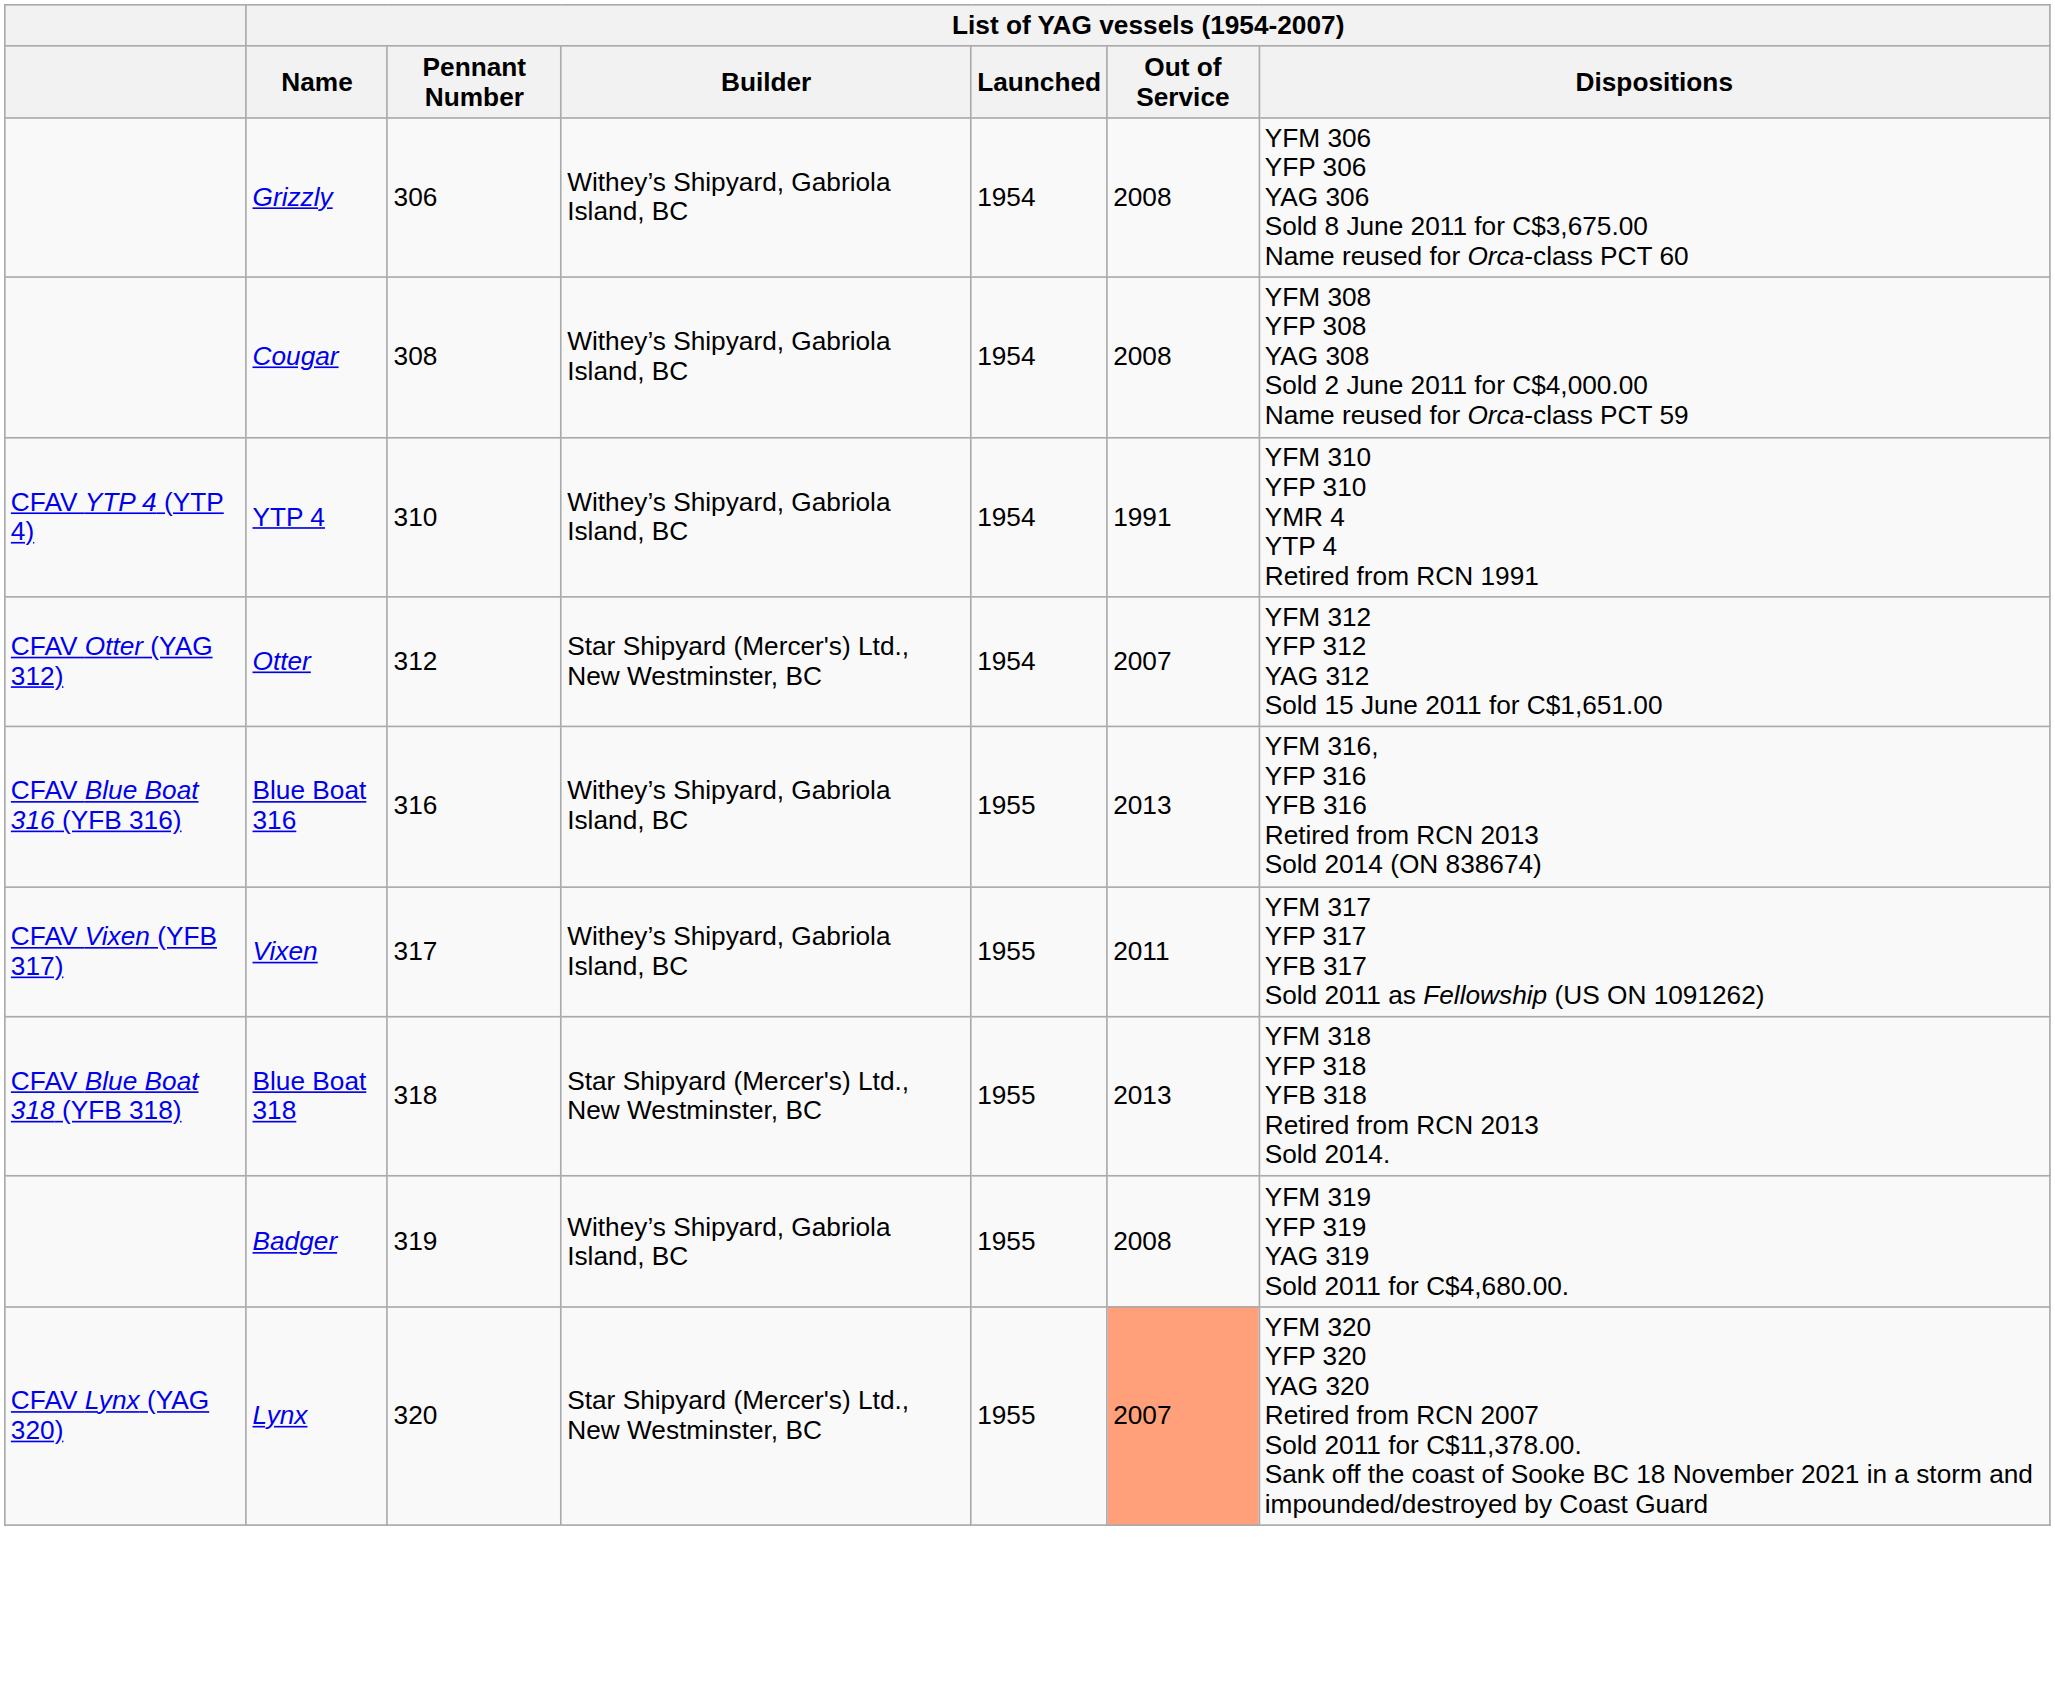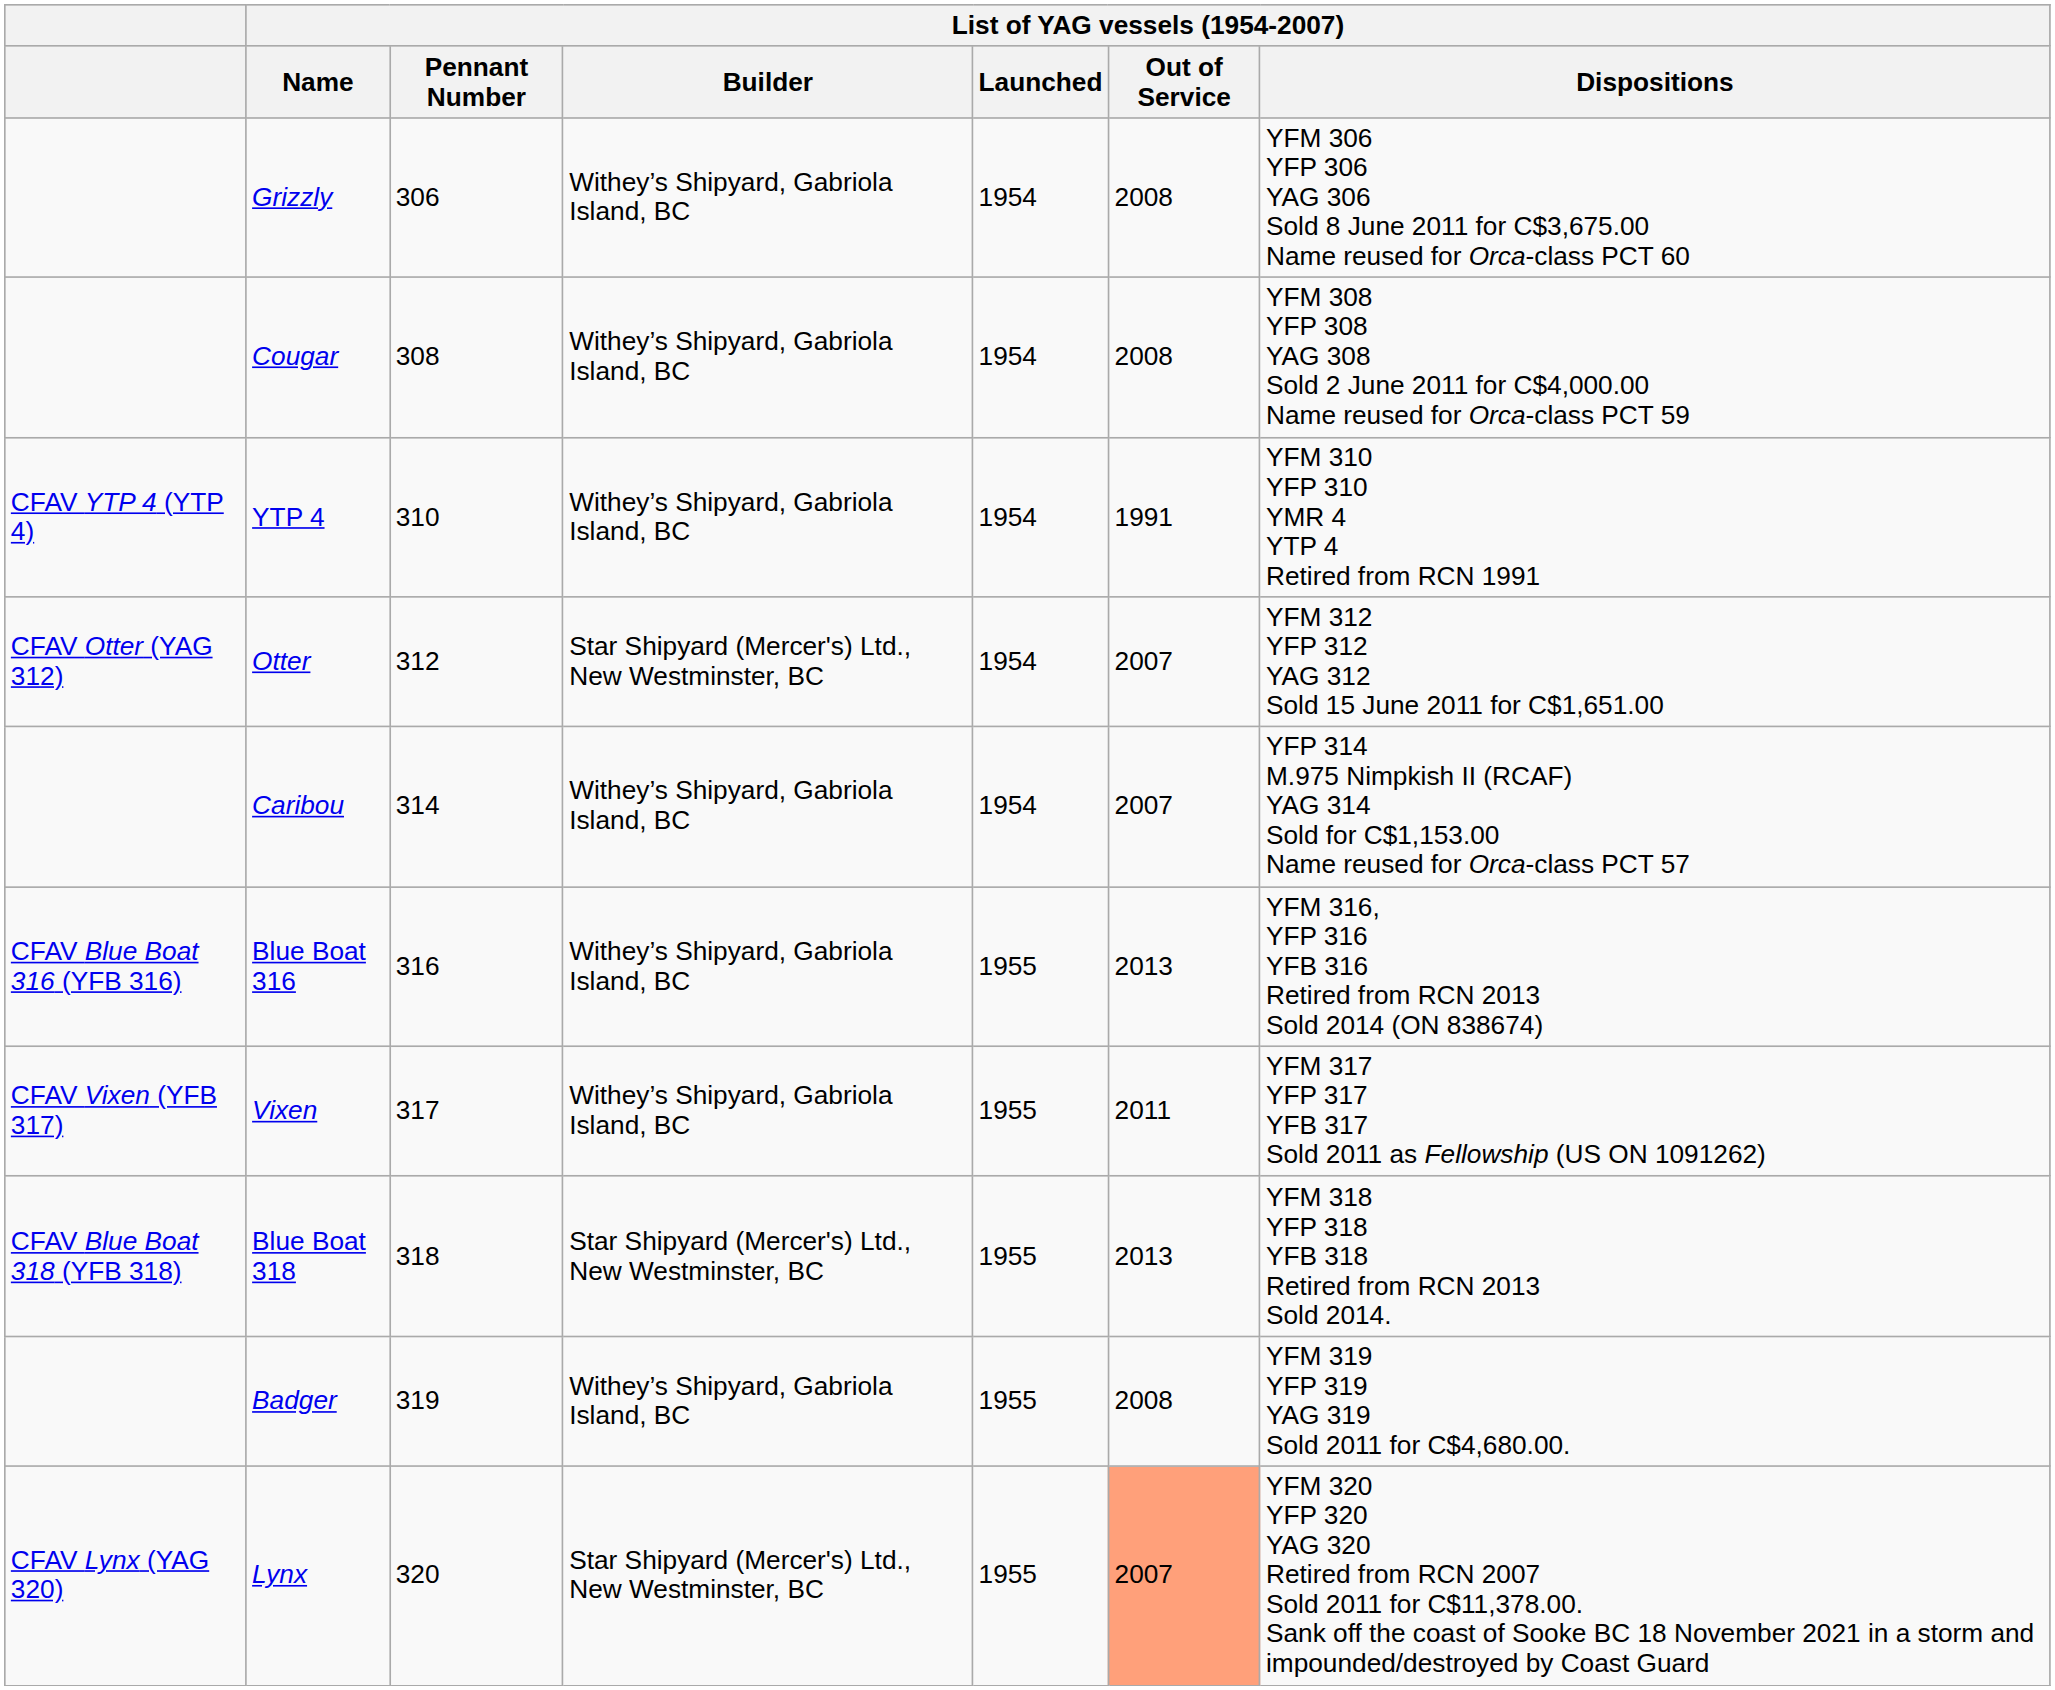+ row: (298, 806)
